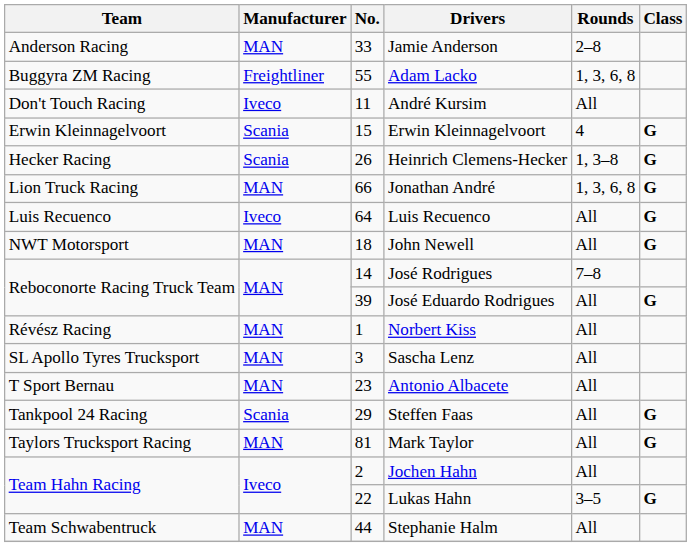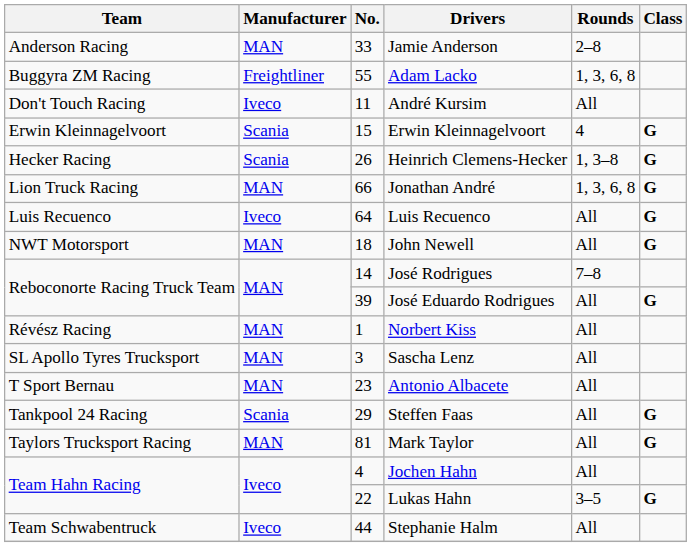(359, 470) 2 -> (359, 470) 4
(263, 527) MAN -> (262, 527) Iveco
